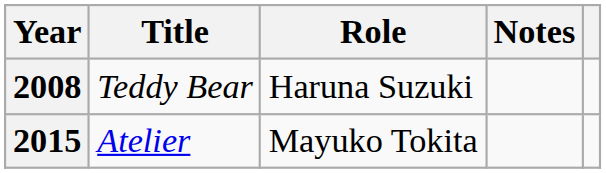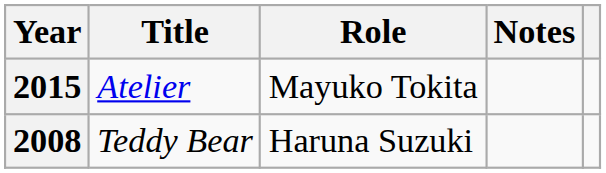rows swapped: (47, 85) <-> (47, 140)
